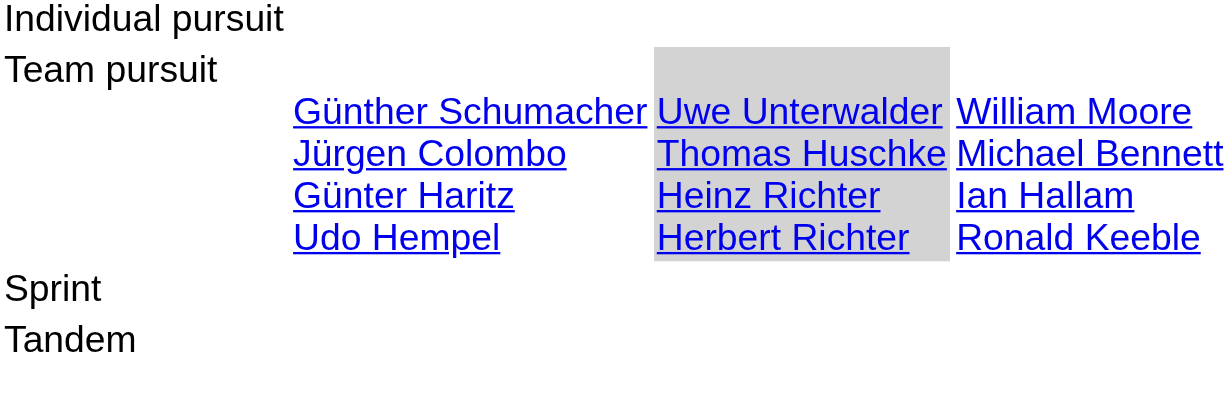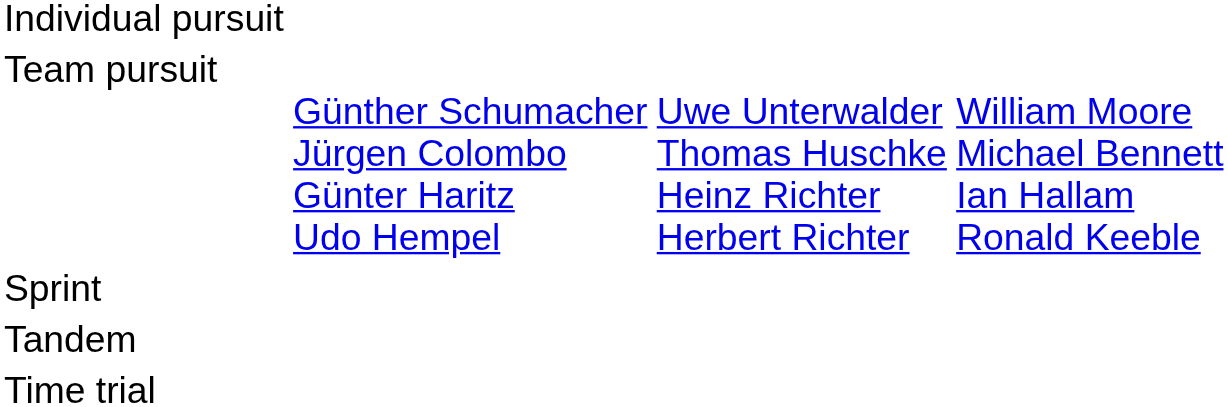(802, 174) lightgrey background -> (802, 174) no background
+ row: (80, 391)
